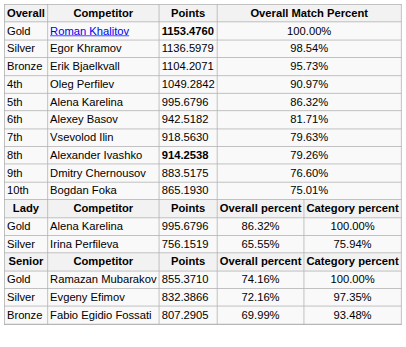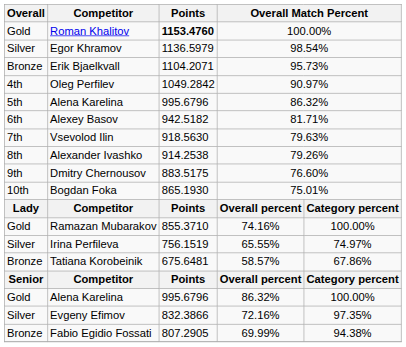(185, 155) bold -> (185, 155) normal
rows swapped: (19, 226) <-> (19, 279)
(353, 244) 75.94% -> (353, 244) 74.97%
+ row: (25, 262)
(353, 315) 93.48% -> (353, 333) 94.38%
